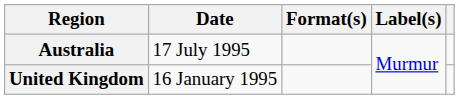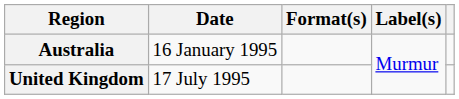(201, 49) 17 July 1995 -> (215, 49) 16 January 1995
(215, 79) 16 January 1995 -> (201, 79) 17 July 1995
